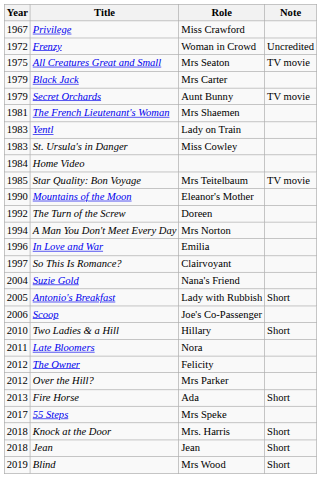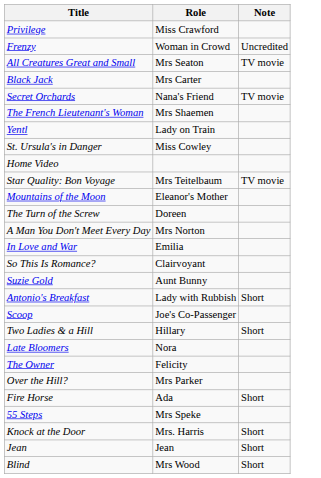- column: (17, 12)
(207, 96) Aunt Bunny -> (185, 96) Nana's Friend
(210, 280) Nana's Friend -> (181, 280) Aunt Bunny
